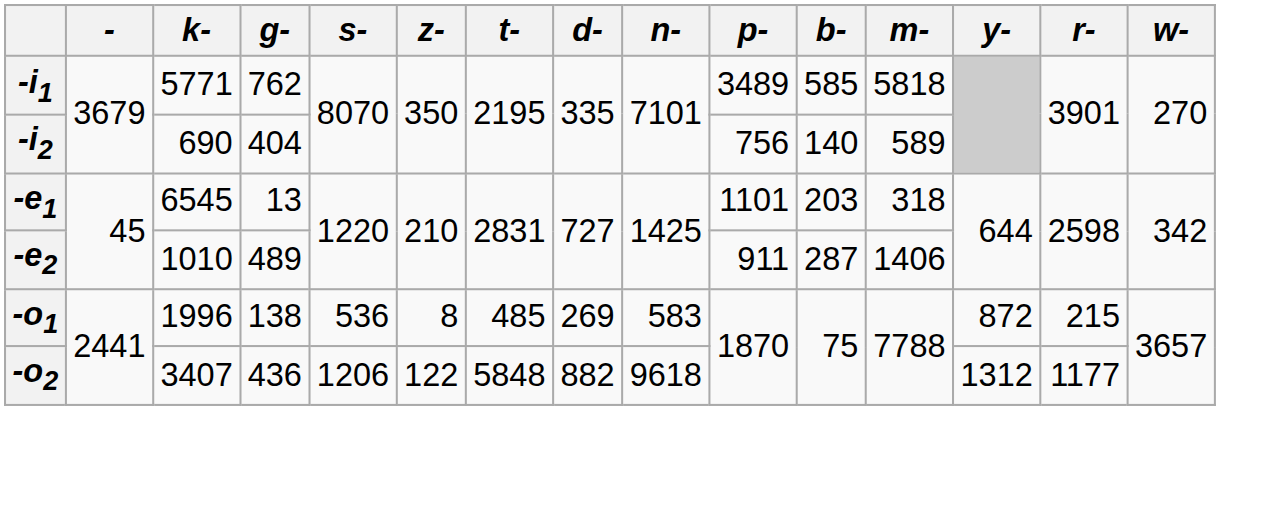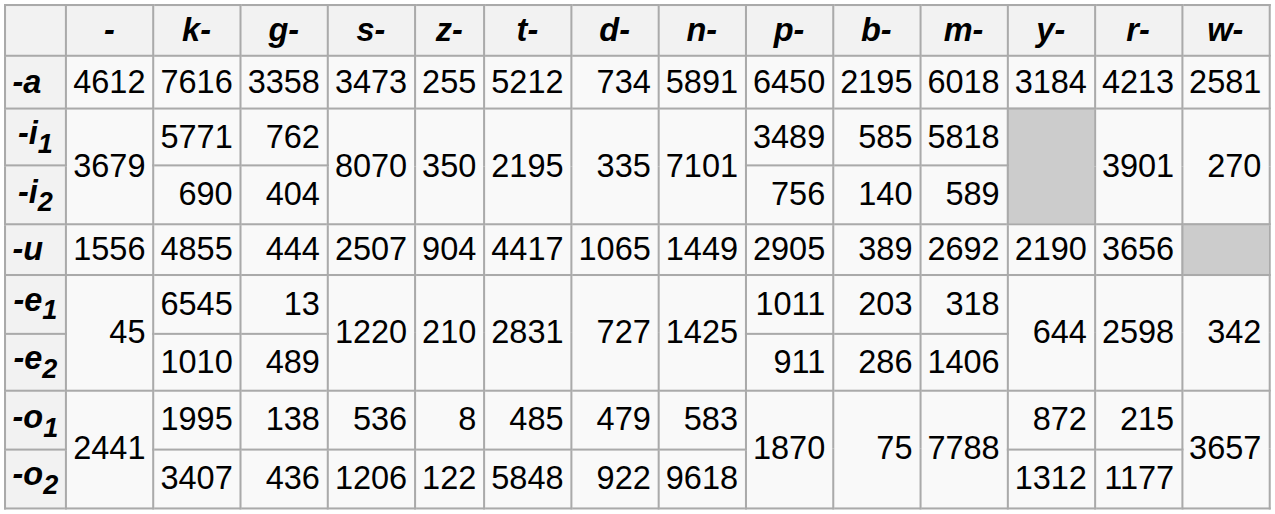+ row: (27, 81)
+ row: (28, 249)
(754, 200) 1101 -> (790, 303) 1011
(831, 258) 287 -> (885, 361) 286
(197, 316) 1996 -> (197, 419) 1995
(588, 316) 269 -> (624, 419) 479
(588, 374) 882 -> (624, 477) 922
